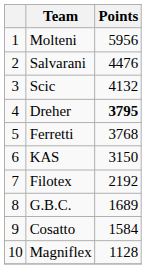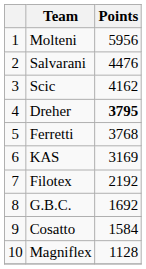(123, 87) 4132 -> (123, 87) 4162
(123, 157) 3150 -> (123, 157) 3169
(123, 205) 1689 -> (123, 205) 1692
